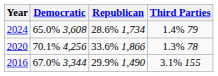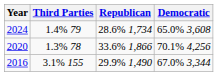columns swapped: (60, 12) <-> (180, 12)
